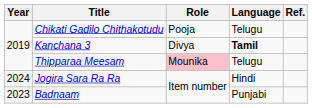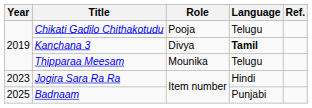(188, 62) pink background -> (188, 62) no background
(18, 78) 2024 -> (18, 78) 2023
(18, 95) 2023 -> (18, 95) 2025
